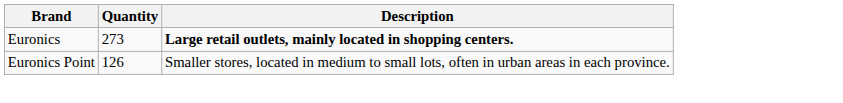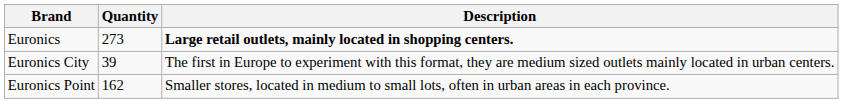+ row: (49, 62)
(113, 62) 126 -> (113, 86) 162
